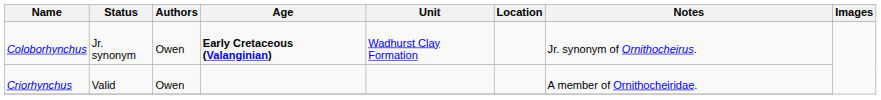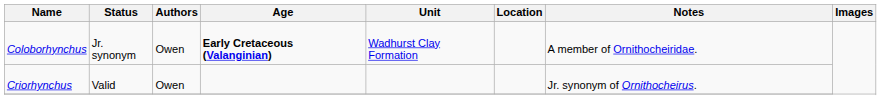(622, 49) Jr. synonym of Ornithocheirus. -> (622, 49) A member of Ornithocheiridae.
(622, 85) A member of Ornithocheiridae. -> (622, 85) Jr. synonym of Ornithocheirus.
